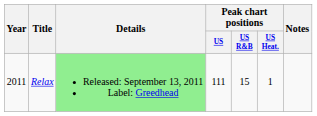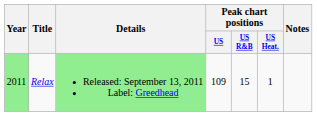(17, 82) no background -> (17, 82) lightgreen background
(218, 82) 111 -> (218, 82) 109
